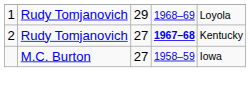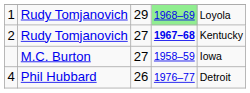(174, 15) no background -> (174, 15) lightgreen background
+ row: (11, 77)
